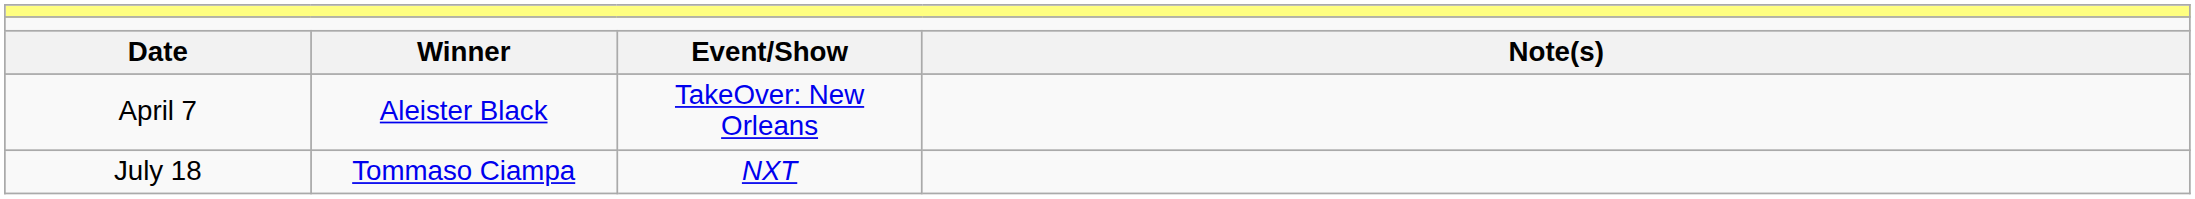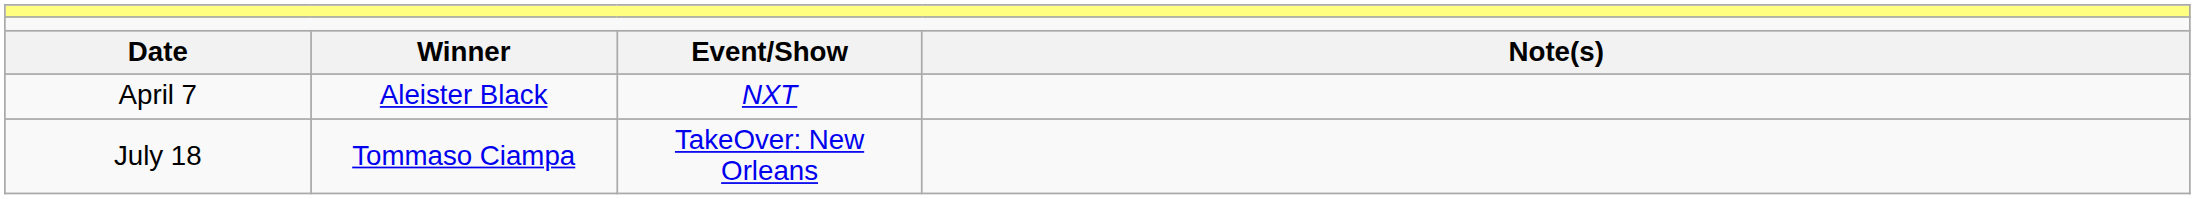(770, 111) TakeOver: New Orleans -> (770, 95) NXT
(770, 170) NXT -> (770, 155) TakeOver: New Orleans
